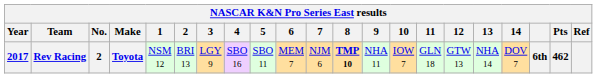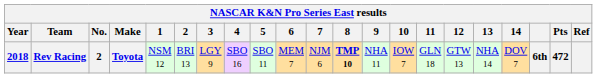(18, 57) 2017 -> (18, 57) 2018
(560, 57) 462 -> (560, 57) 472
